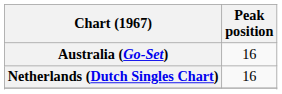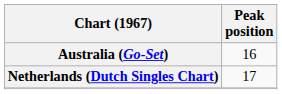(249, 76) 16 -> (249, 76) 17
